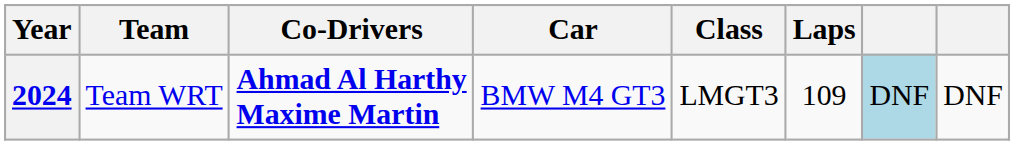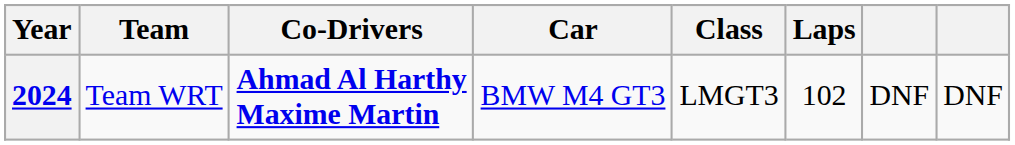(824, 96) 109 -> (824, 96) 102
(899, 96) lightblue background -> (899, 96) no background
